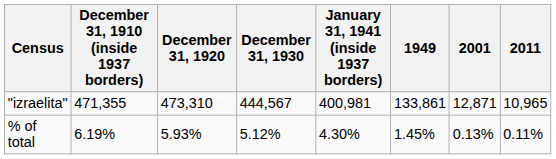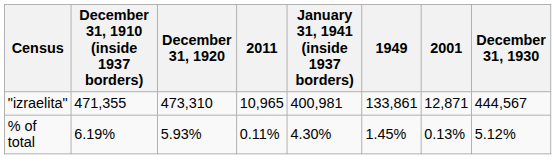columns swapped: (276, 48) <-> (525, 48)
